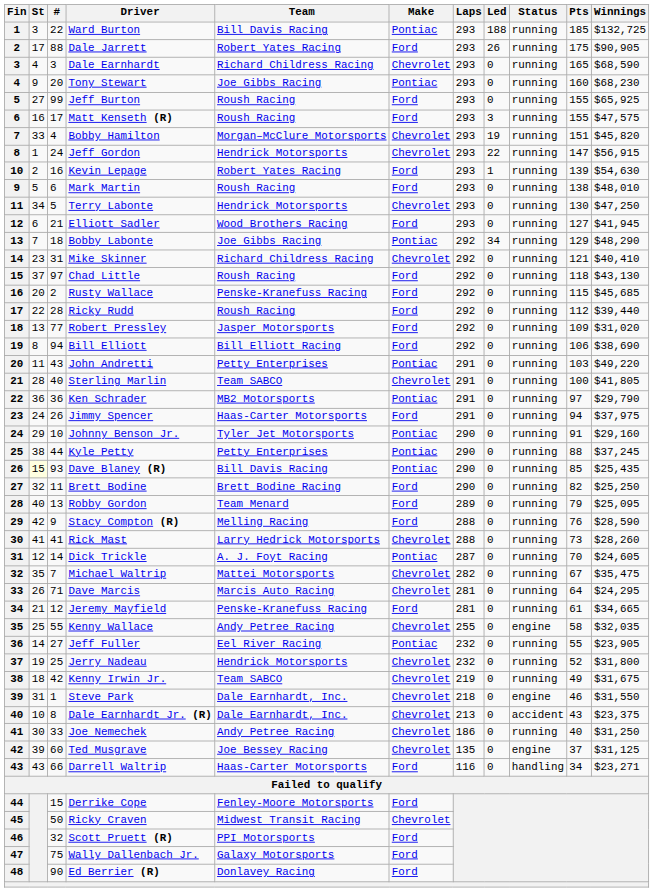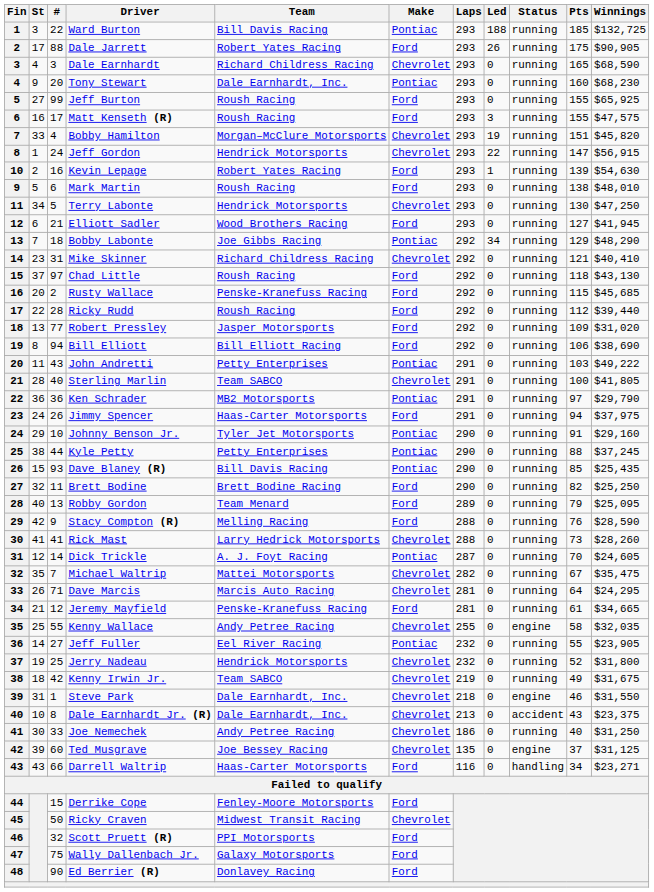(269, 84) Joe Gibbs Racing -> (282, 84) Dale Earnhardt, Inc.
(617, 364) $49,220 -> (617, 364) $49,222
(38, 470) lightyellow background -> (38, 470) no background
